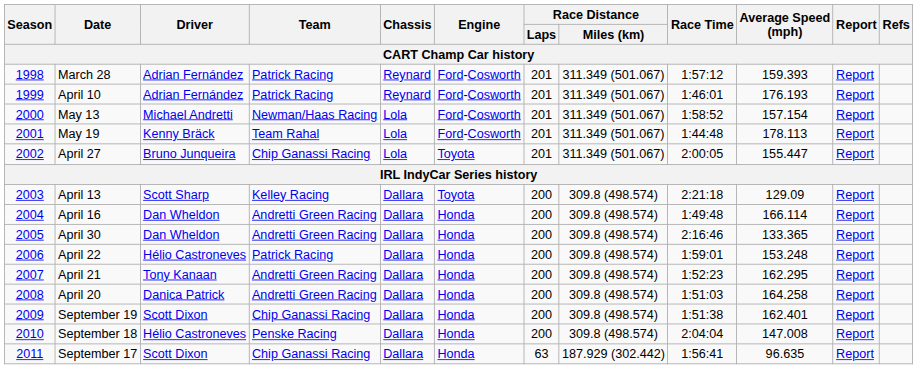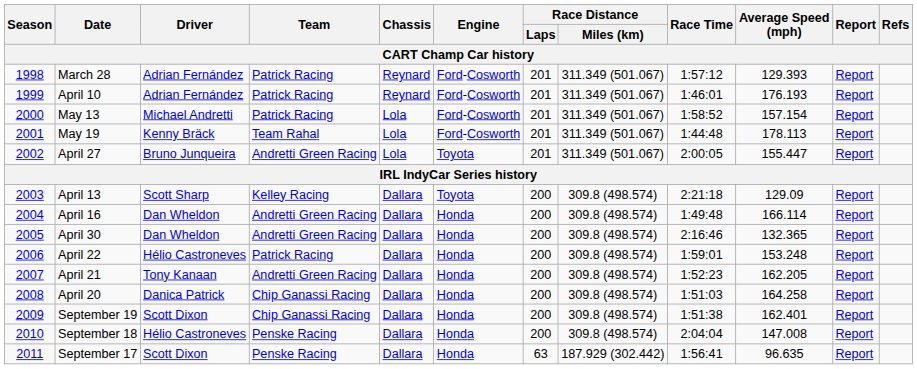(785, 75) 159.393 -> (784, 75) 129.393
(315, 114) Newman/Haas Racing -> (293, 114) Patrick Racing
(311, 154) Chip Ganassi Racing -> (314, 154) Andretti Green Racing
(785, 234) 133.365 -> (784, 234) 132.365
(785, 274) 162.295 -> (784, 274) 162.205
(314, 294) Andretti Green Racing -> (311, 294) Chip Ganassi Racing
(311, 354) Chip Ganassi Racing -> (294, 354) Penske Racing
